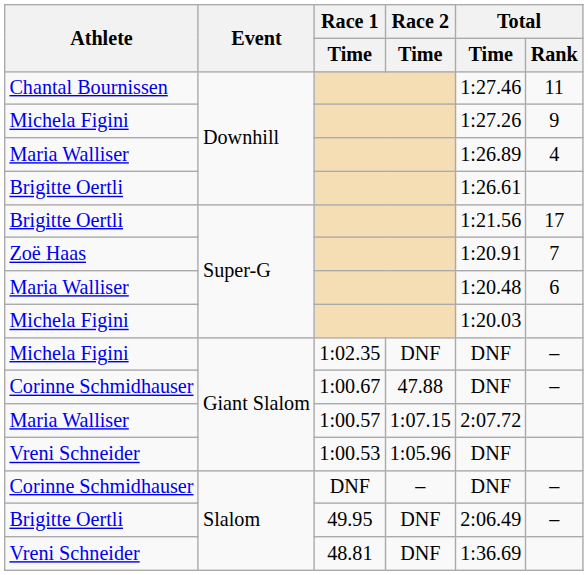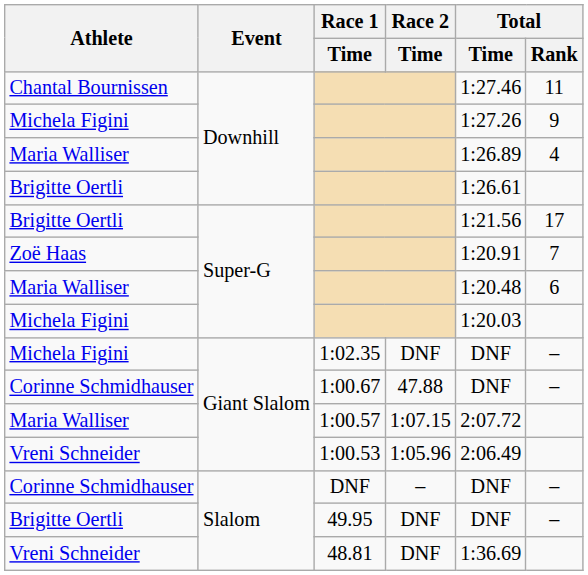(491, 453) DNF -> (491, 453) 2:06.49
(491, 520) 2:06.49 -> (491, 520) DNF
